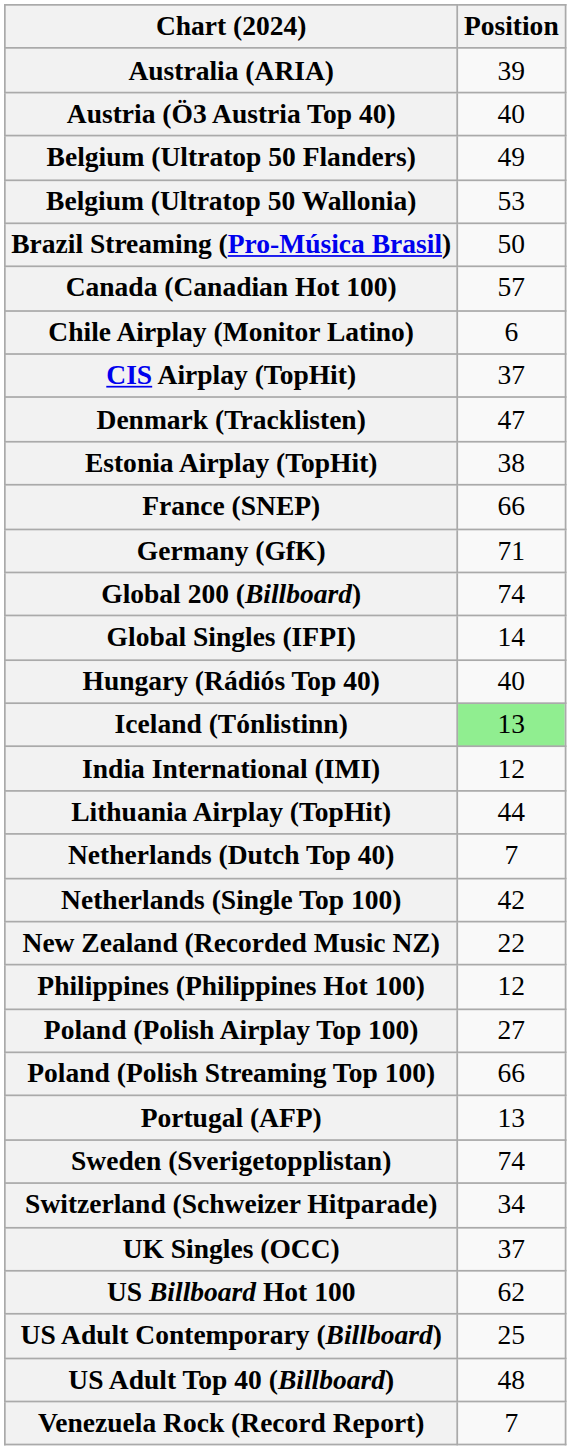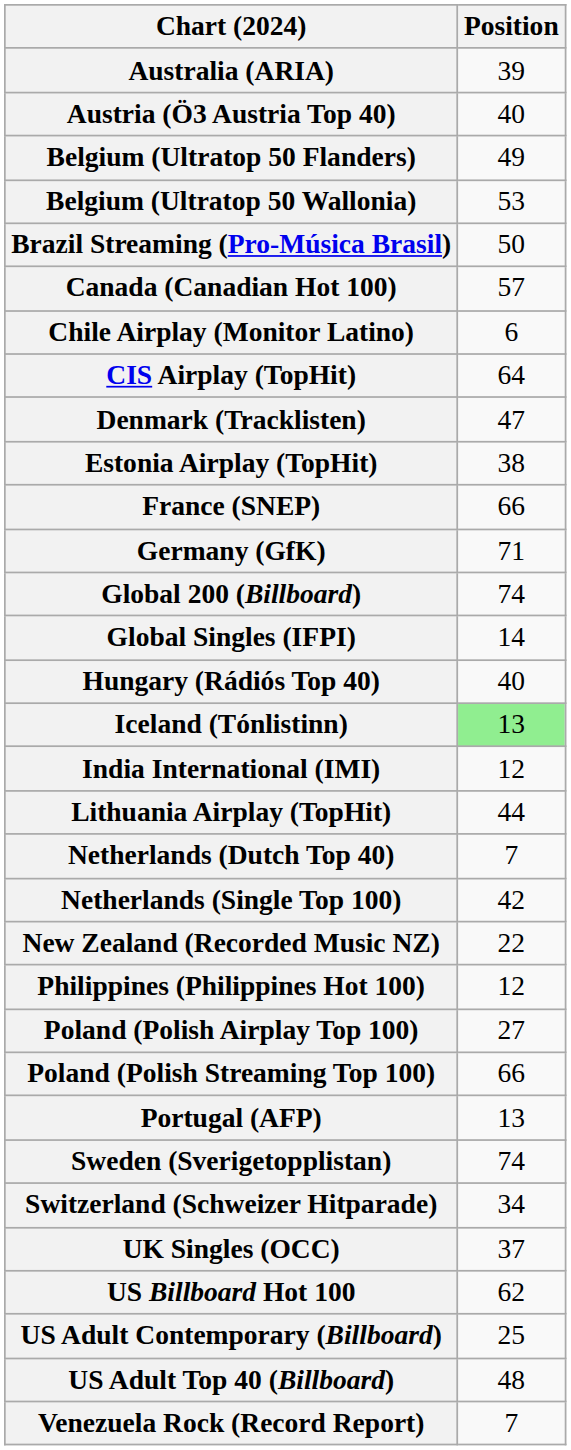(511, 375) 37 -> (511, 375) 64
